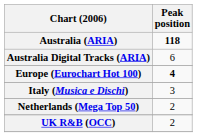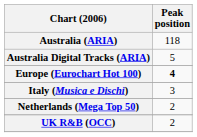(172, 40) bold -> (172, 40) normal
(172, 57) 6 -> (172, 57) 5
